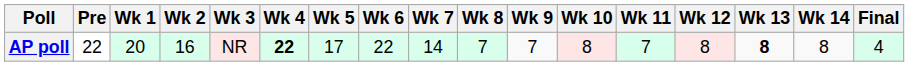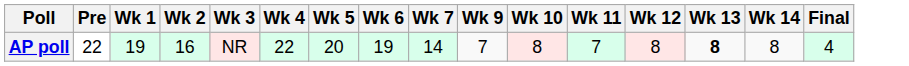- column: (483, 18)
(135, 46) 20 -> (135, 46) 19
(284, 46) bold -> (284, 46) normal
(334, 46) 17 -> (334, 46) 20
(383, 46) 22 -> (383, 46) 19
